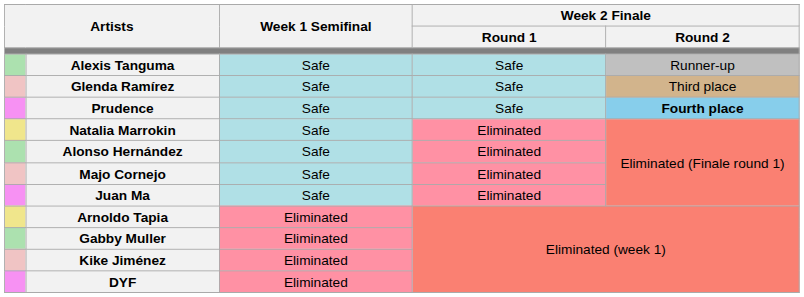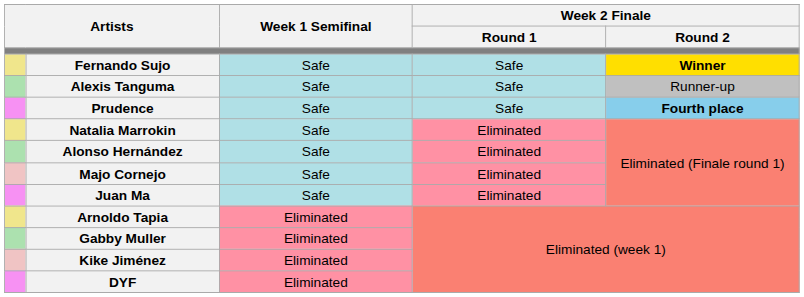+ row: (123, 65)
- row: (123, 87)
